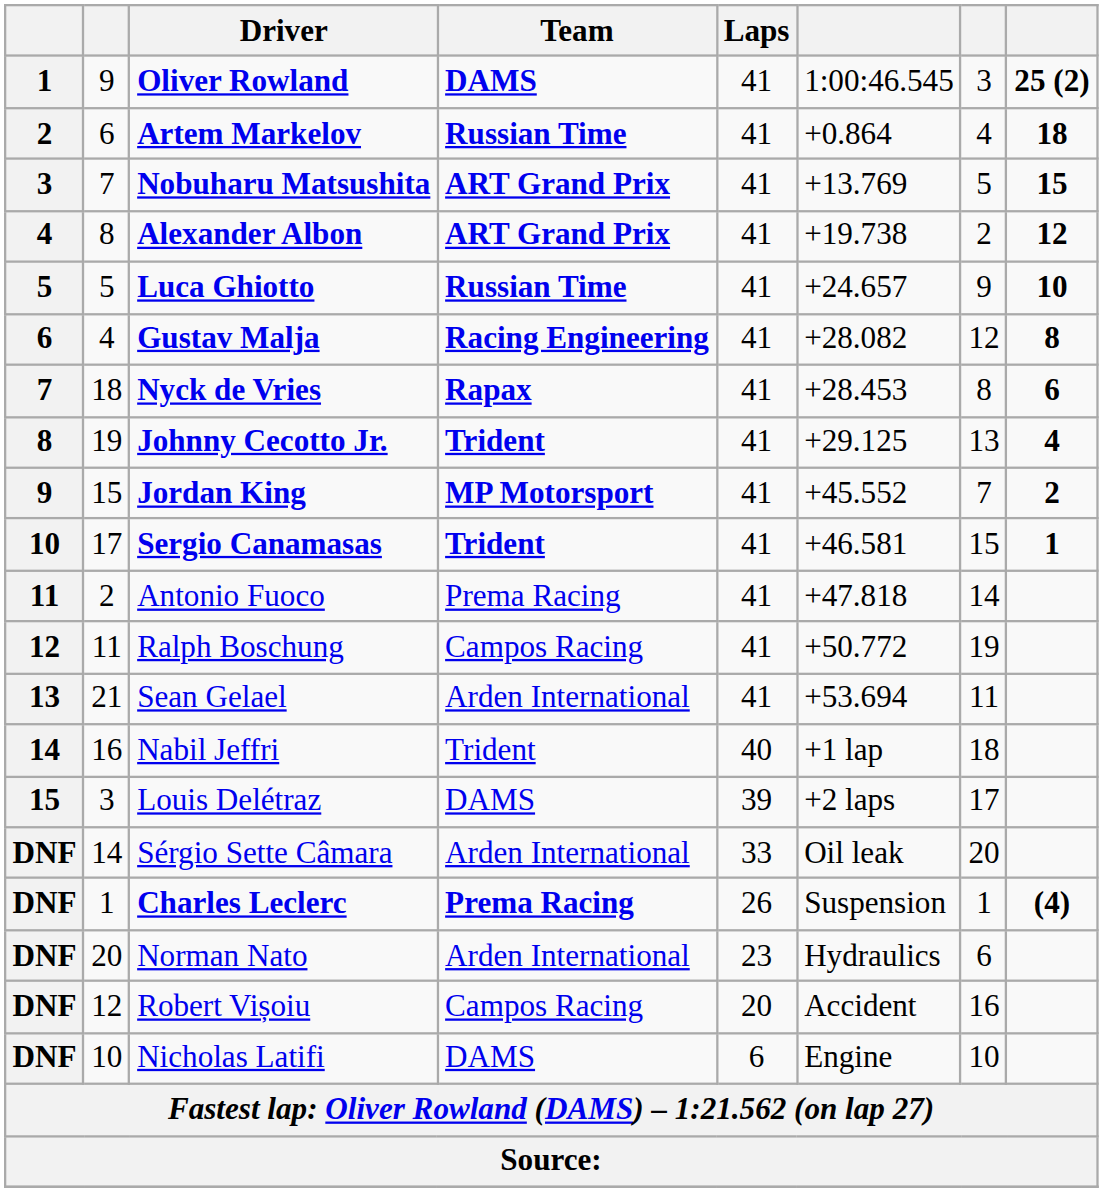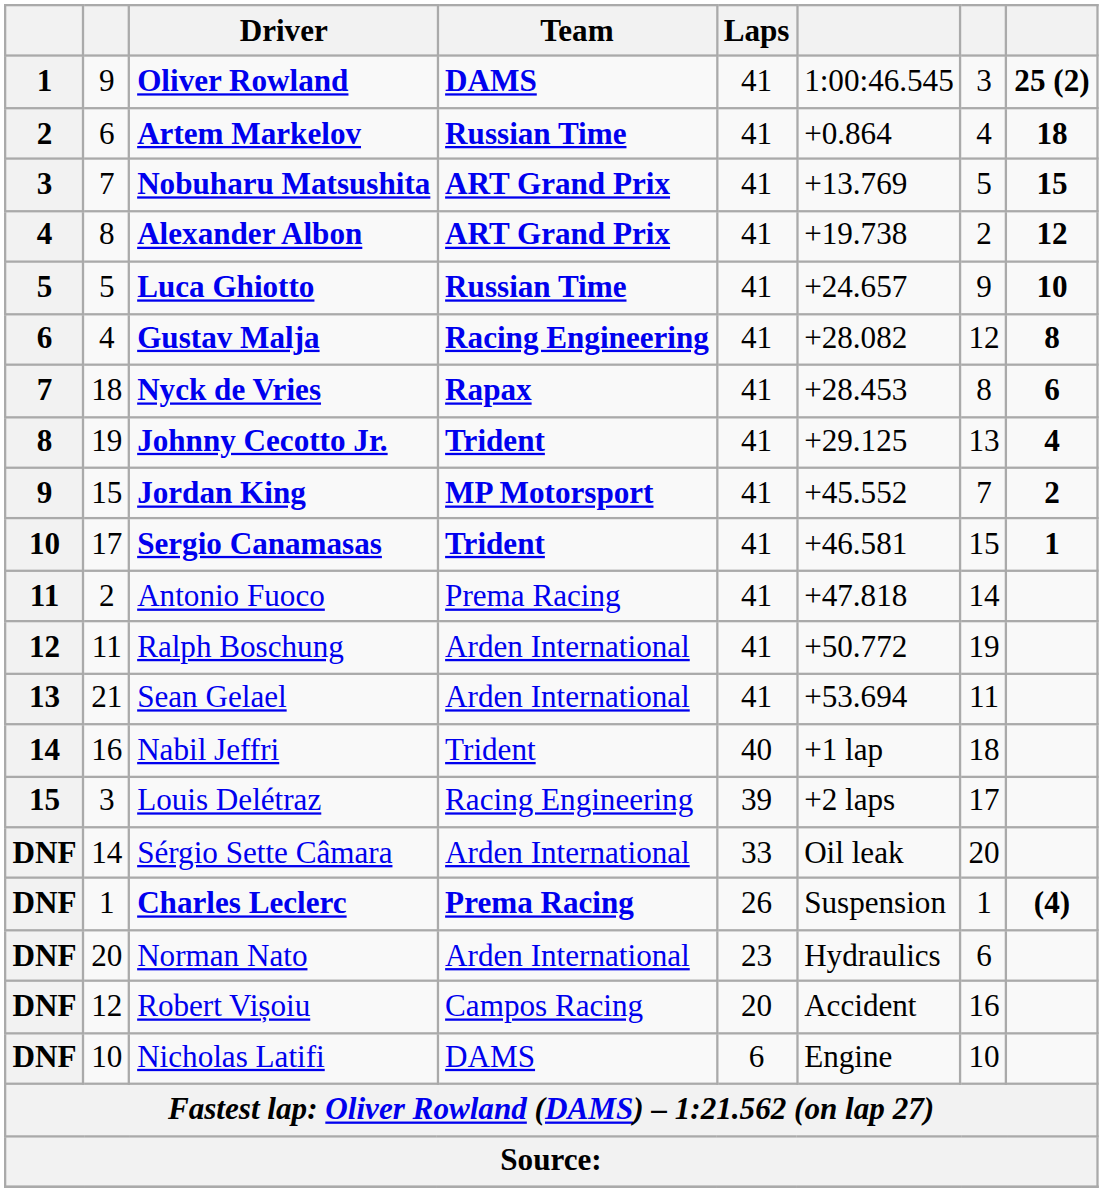(544, 646) Campos Racing -> (567, 646) Arden International
(490, 800) DAMS -> (569, 800) Racing Engineering
